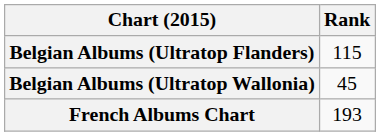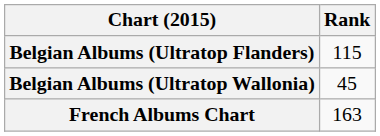(347, 114) 193 -> (347, 114) 163
